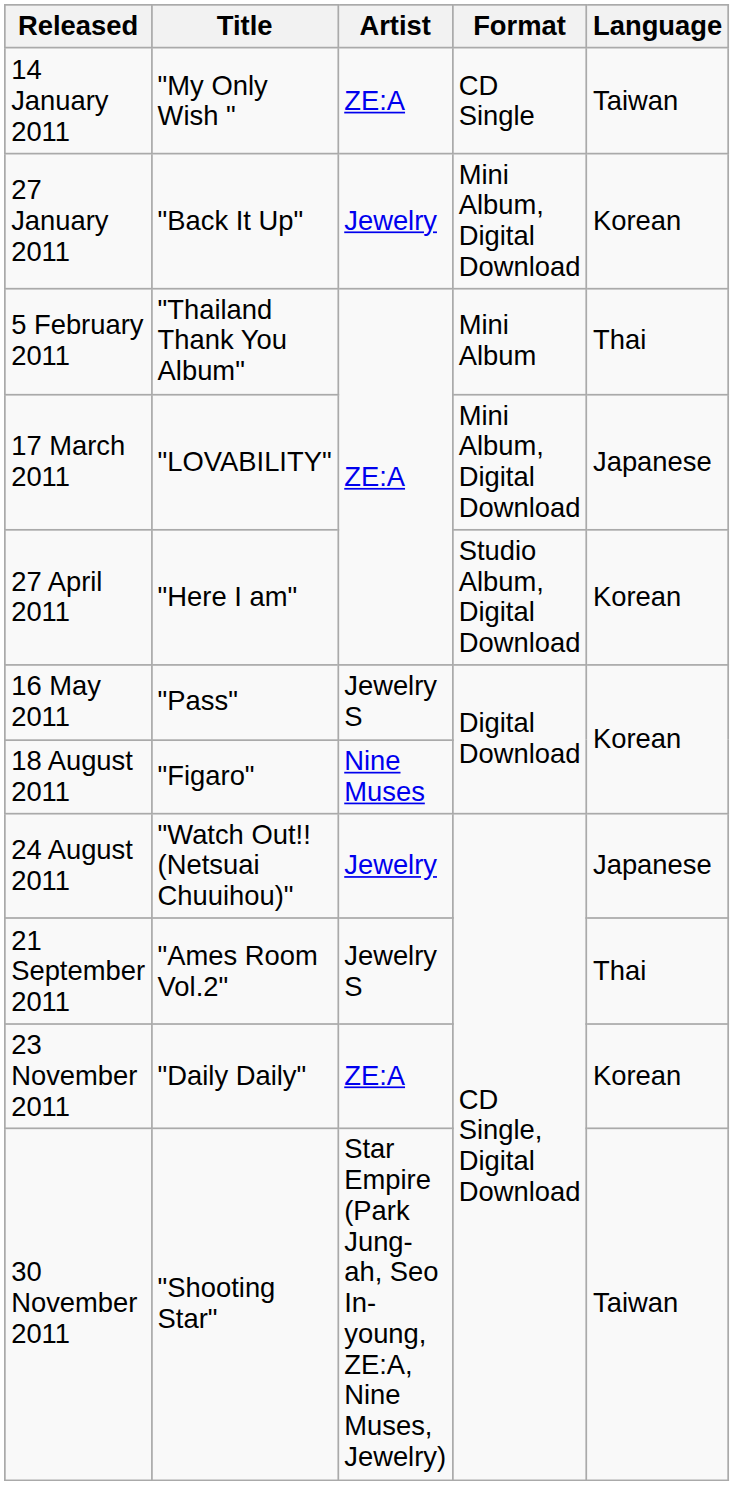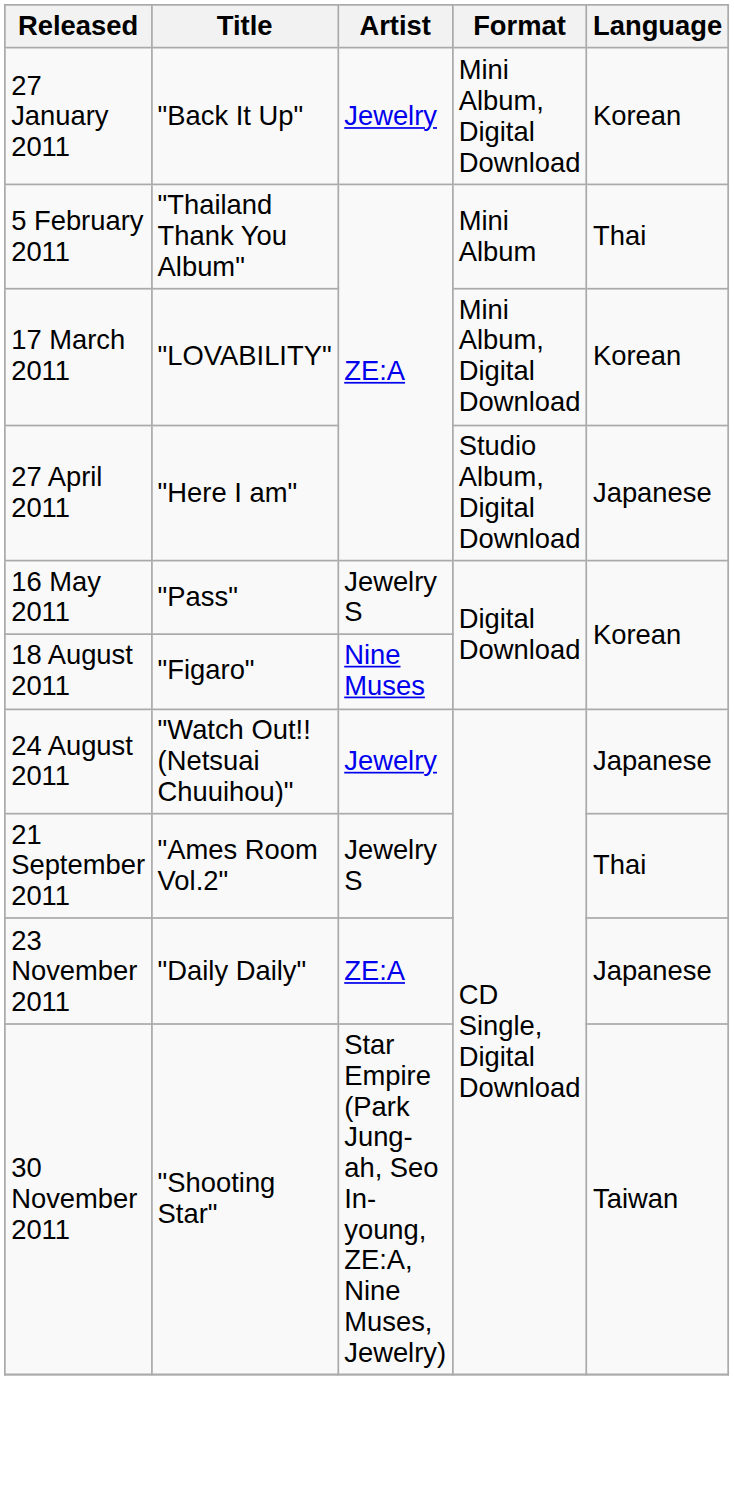- row: (60, 100)
(652, 461) Japanese -> (637, 356) Korean
(637, 597) Korean -> (652, 492) Japanese
(637, 1075) Korean -> (652, 970) Japanese
